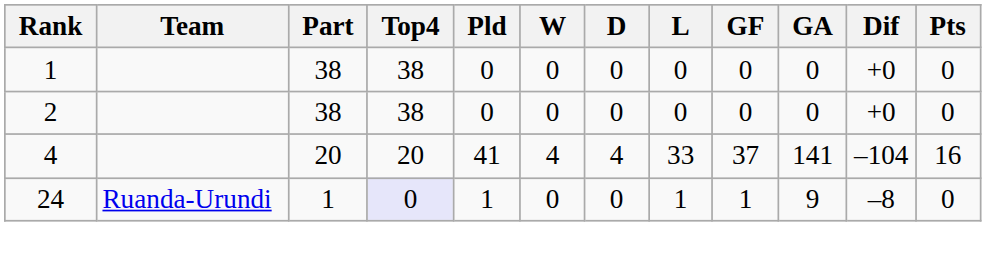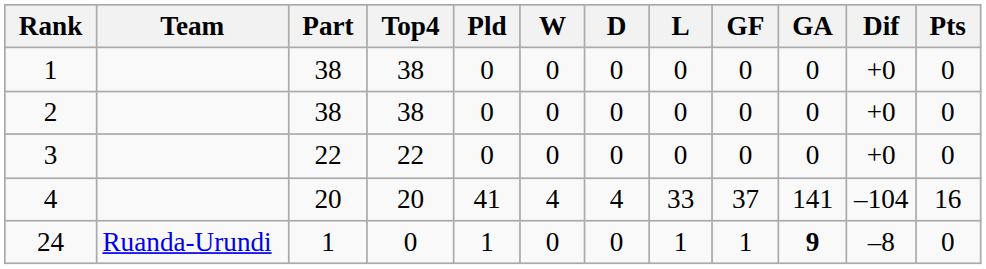+ row: (51, 155)
(410, 198) lavender background -> (410, 241) no background
(813, 198) normal -> (813, 241) bold
